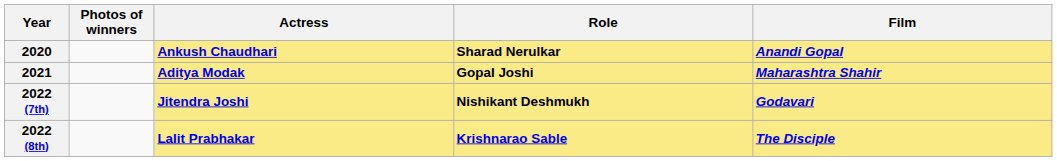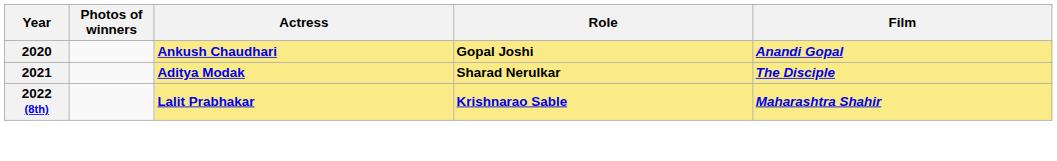(508, 51) Sharad Nerulkar -> (495, 51) Gopal Joshi
(495, 72) Gopal Joshi -> (508, 72) Sharad Nerulkar
(819, 72) Maharashtra Shahir -> (795, 72) The Disciple
- row: (37, 101)
(795, 138) The Disciple -> (819, 101) Maharashtra Shahir
